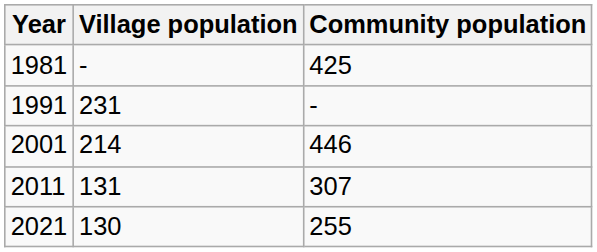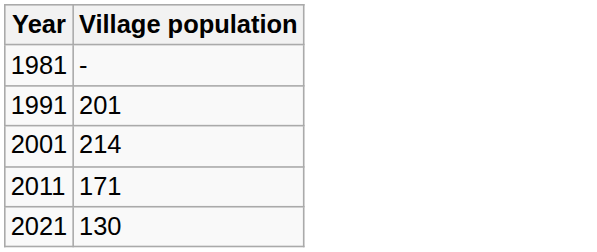- column: (448, 24)
(100, 105) 231 -> (100, 105) 201
(100, 186) 131 -> (100, 186) 171
